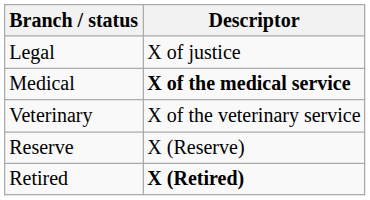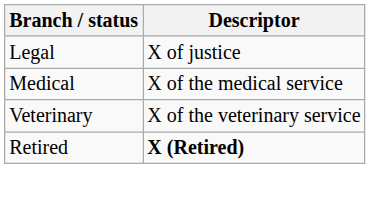(249, 83) bold -> (245, 83) normal
- row: (41, 147)
